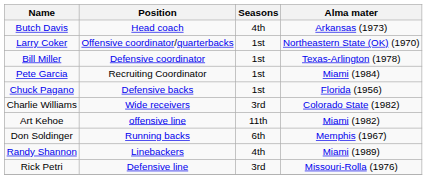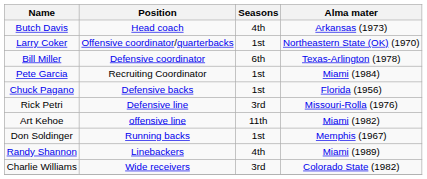(258, 59) 1st -> (258, 59) 6th
rows swapped: (42, 167) <-> (42, 105)
(258, 136) 6th -> (258, 136) 1st
